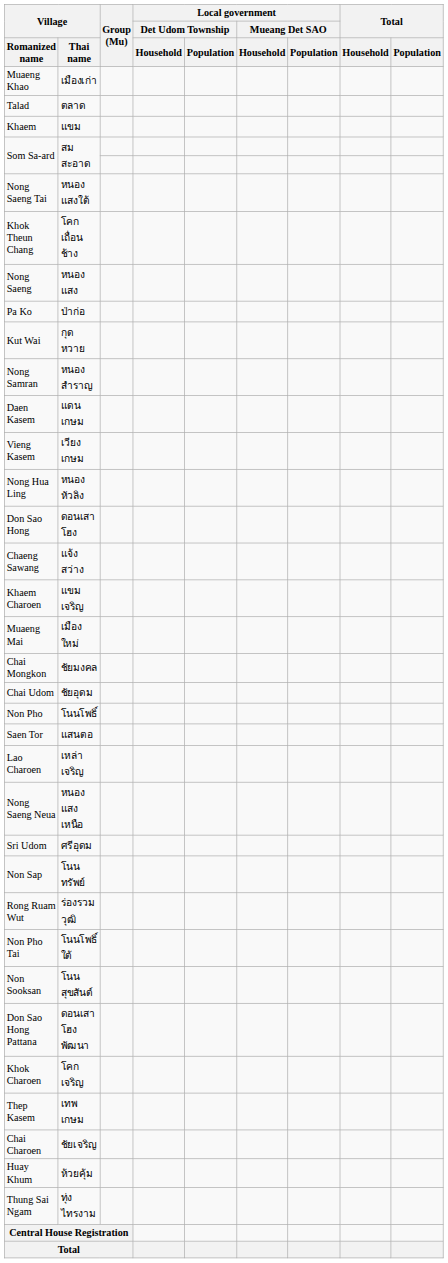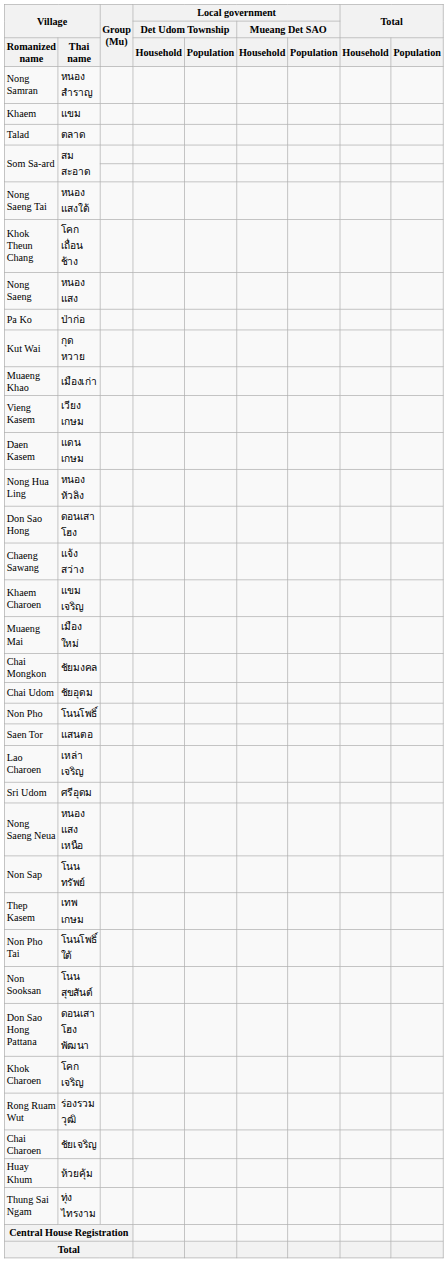rows swapped: (23, 81) <-> (22, 377)
rows swapped: (18, 106) <-> (21, 127)
rows swapped: (21, 451) <-> (21, 414)
rows swapped: (27, 845) <-> (31, 808)
rows swapped: (21, 1111) <-> (31, 911)
